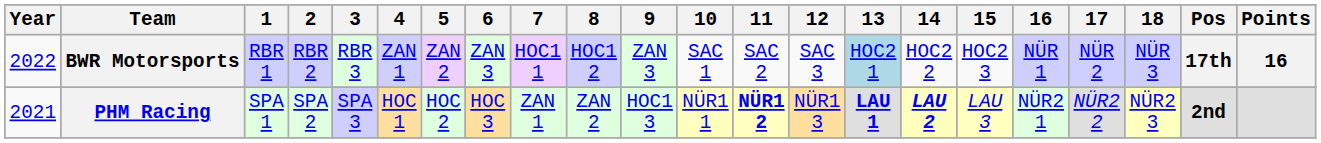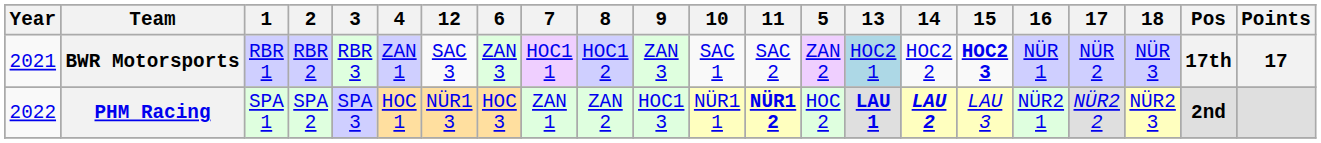columns swapped: (443, 20) <-> (817, 20)
(33, 61) 2022 -> (33, 61) 2021
(985, 61) normal -> (985, 61) bold
(1276, 61) 16 -> (1276, 61) 17
(33, 113) 2021 -> (33, 113) 2022
